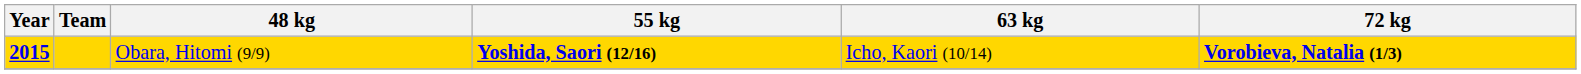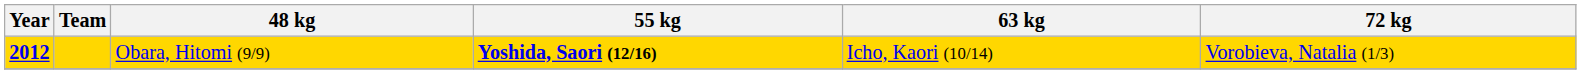(29, 52) 2015 -> (29, 52) 2012
(1303, 52) bold -> (1300, 52) normal
